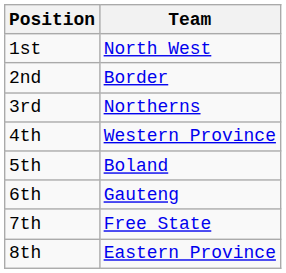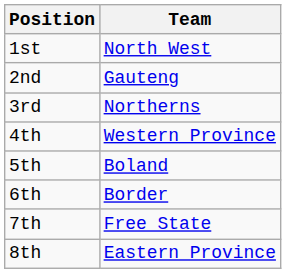(136, 78) Border -> (141, 78) Gauteng
(141, 195) Gauteng -> (136, 195) Border
